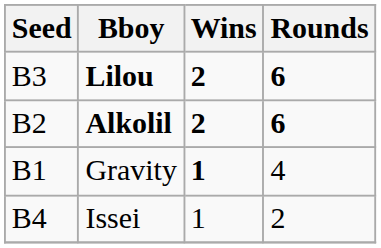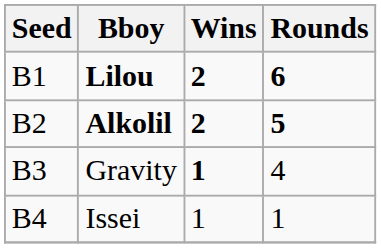(29, 75) B3 -> (29, 75) B1
(278, 123) 6 -> (278, 123) 5
(29, 170) B1 -> (29, 170) B3
(278, 218) 2 -> (278, 218) 1
